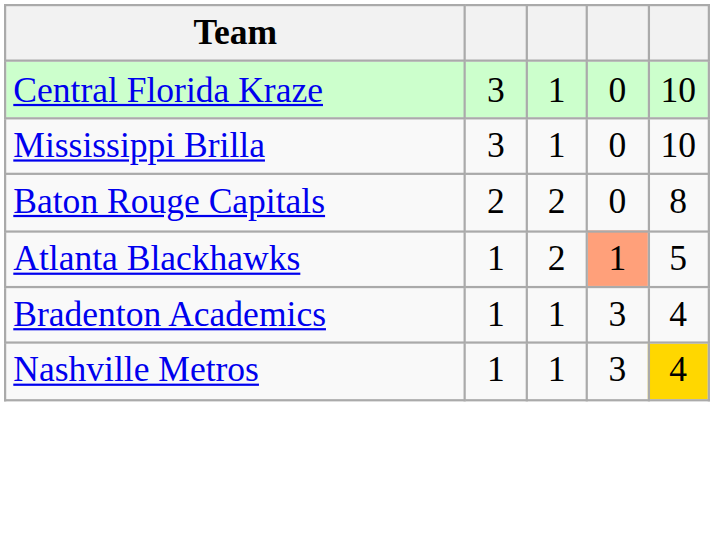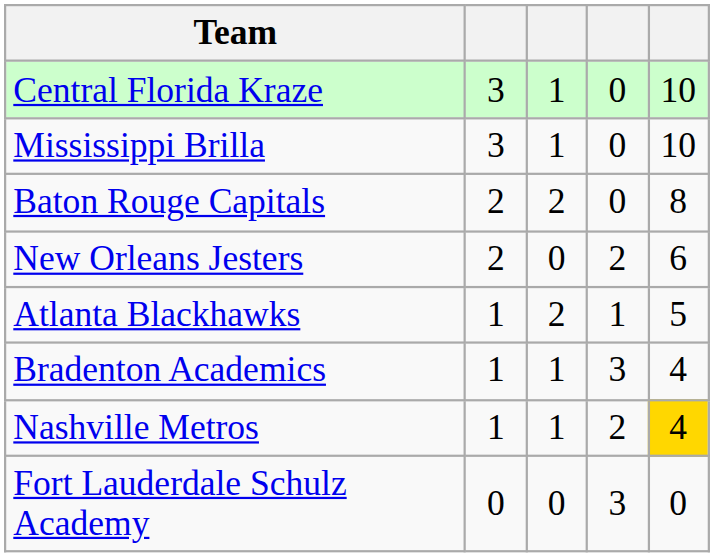+ row: (158, 257)
(617, 257) lightsalmon background -> (617, 314) no background
(617, 370) 3 -> (617, 426) 2
+ row: (180, 503)
